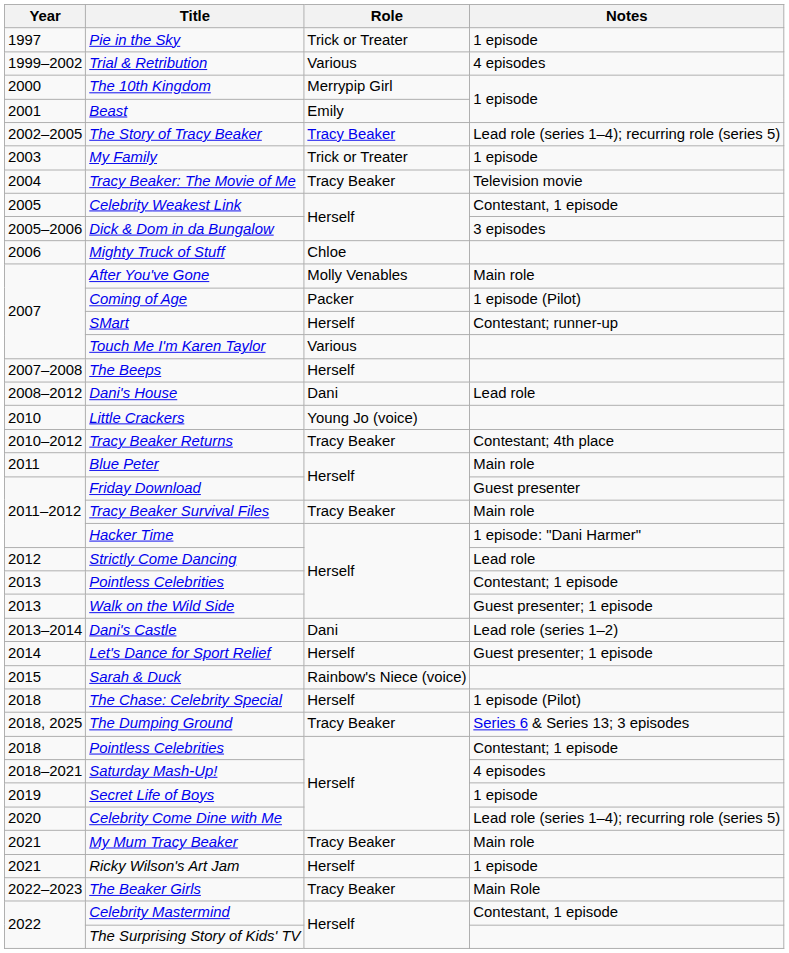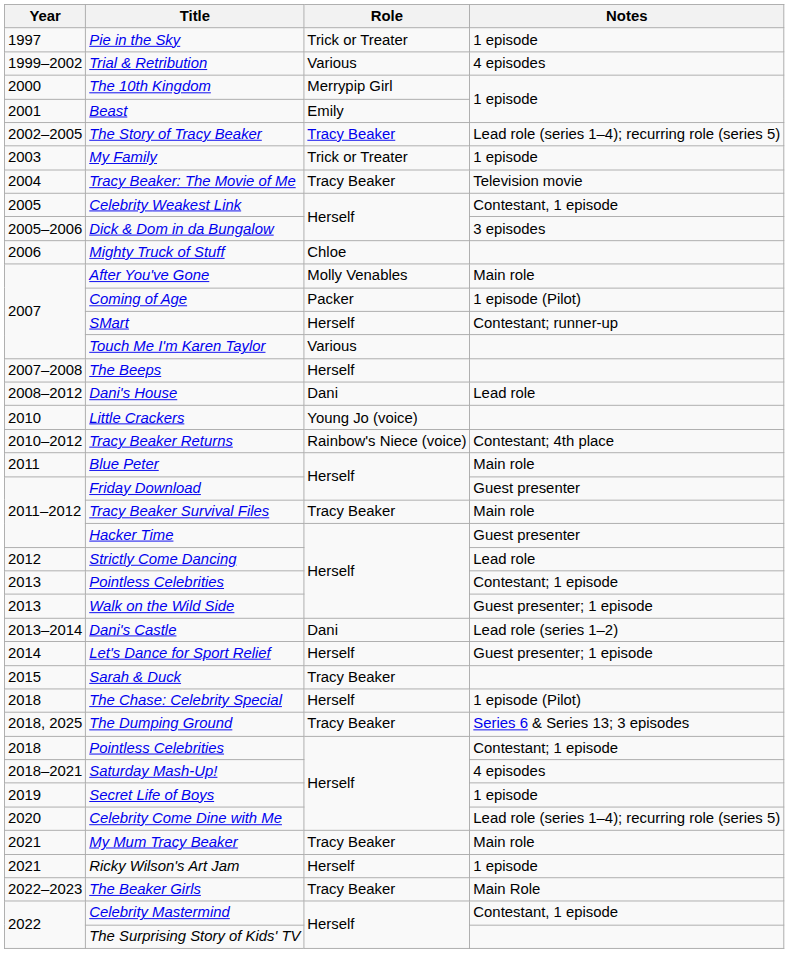(351, 441) Tracy Beaker -> (387, 441) Rainbow's Niece (voice)
(557, 535) 1 episode: "Dani Harmer" -> (527, 535) Guest presenter
(387, 677) Rainbow's Niece (voice) -> (351, 677) Tracy Beaker
